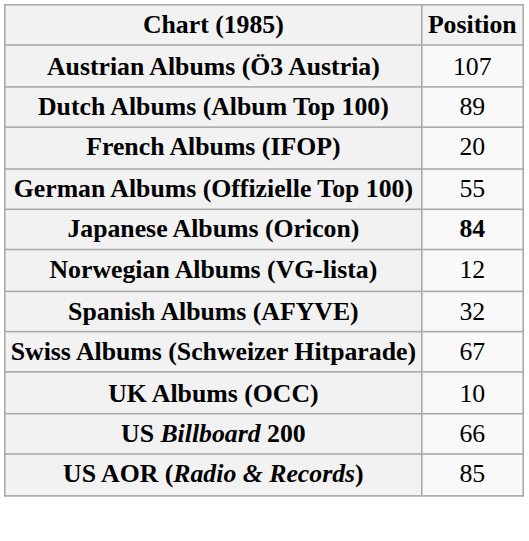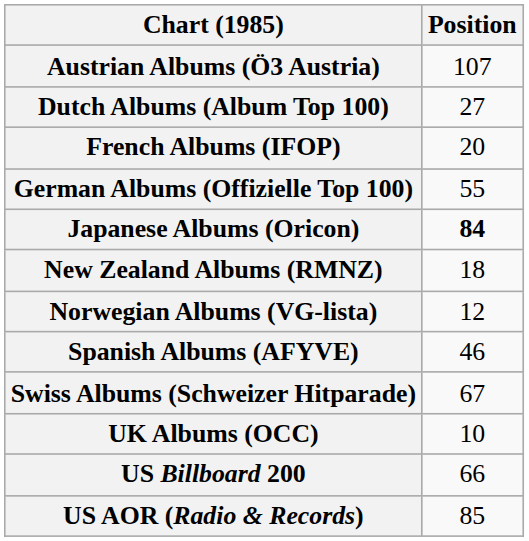(472, 106) 89 -> (472, 106) 27
+ row: (213, 270)
(472, 310) 32 -> (472, 351) 46
